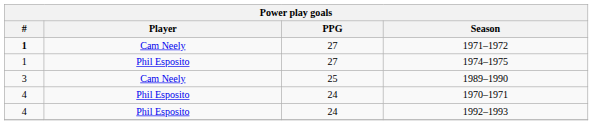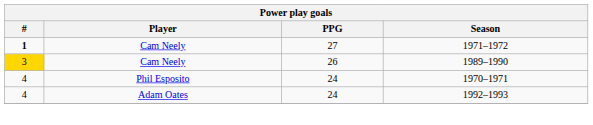- row: (485, 62)
(24, 79) no background -> (24, 62) gold background
(332, 79) 25 -> (332, 62) 26
(163, 112) Phil Esposito -> (163, 95) Adam Oates
